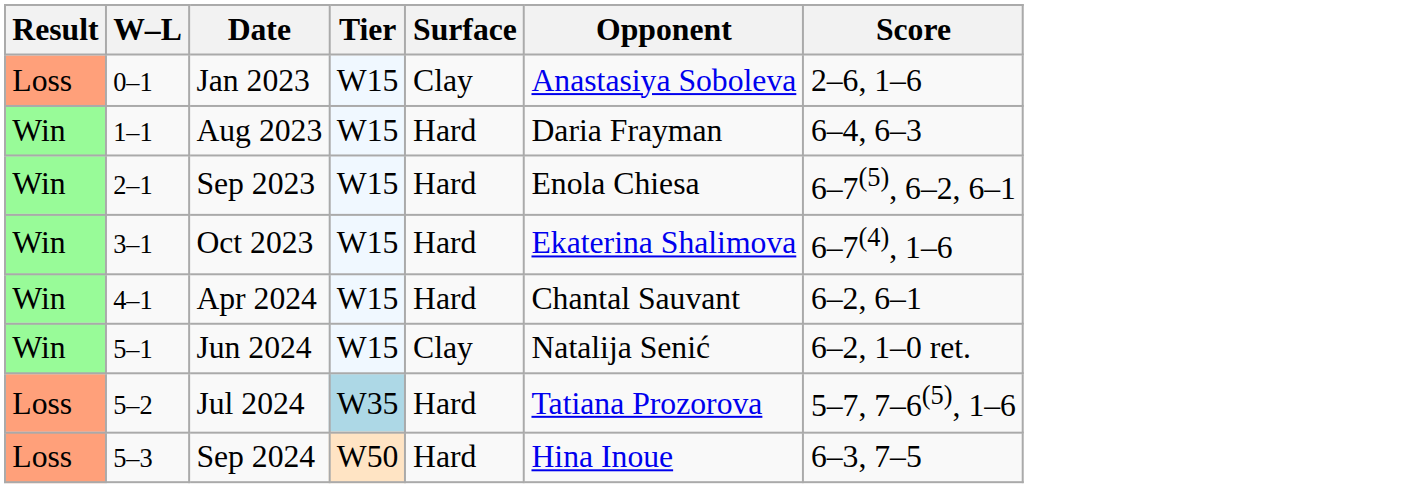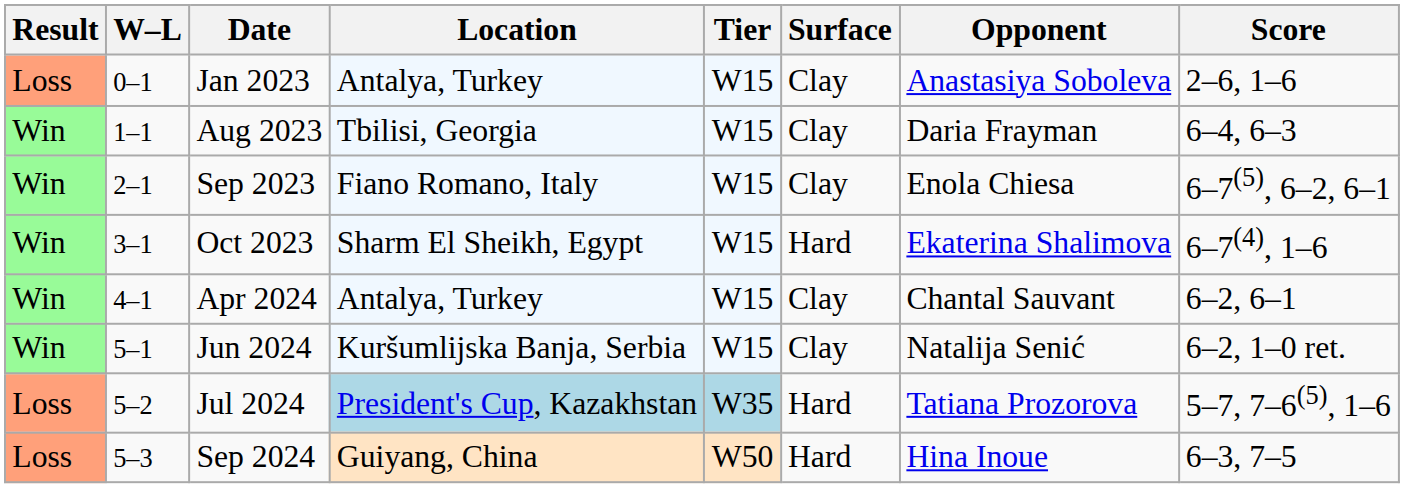+ column: (517, 29)
(445, 130) Hard -> (818, 130) Clay
(445, 184) Hard -> (818, 184) Clay
(445, 297) Hard -> (818, 297) Clay
